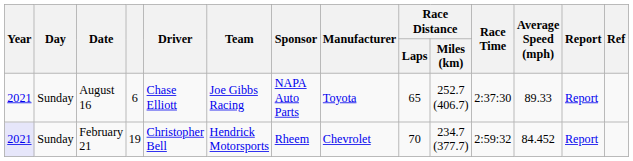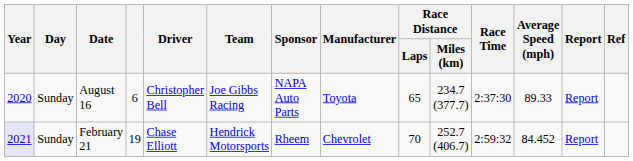(19, 98) 2021 -> (19, 98) 2020
(162, 98) Chase Elliott -> (175, 98) Christopher Bell
(451, 98) 252.7 (406.7) -> (451, 98) 234.7 (377.7)
(175, 139) Christopher Bell -> (162, 139) Chase Elliott
(451, 139) 234.7 (377.7) -> (451, 139) 252.7 (406.7)
